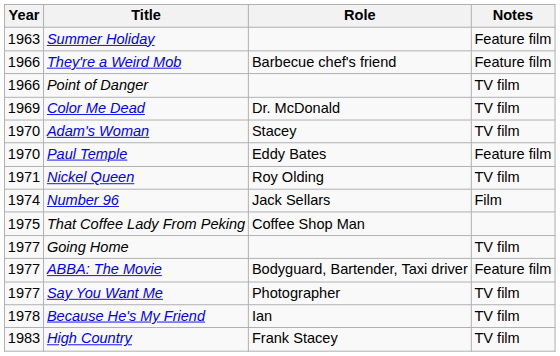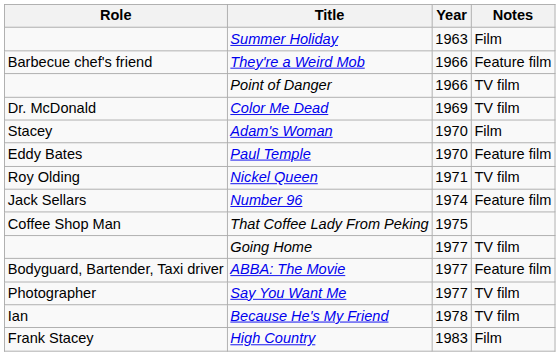columns swapped: (24, 16) <-> (360, 16)
(513, 39) Feature film -> (488, 39) Film
(497, 131) TV film -> (488, 131) Film
(488, 200) Film -> (513, 200) Feature film
(497, 339) TV film -> (488, 339) Film
